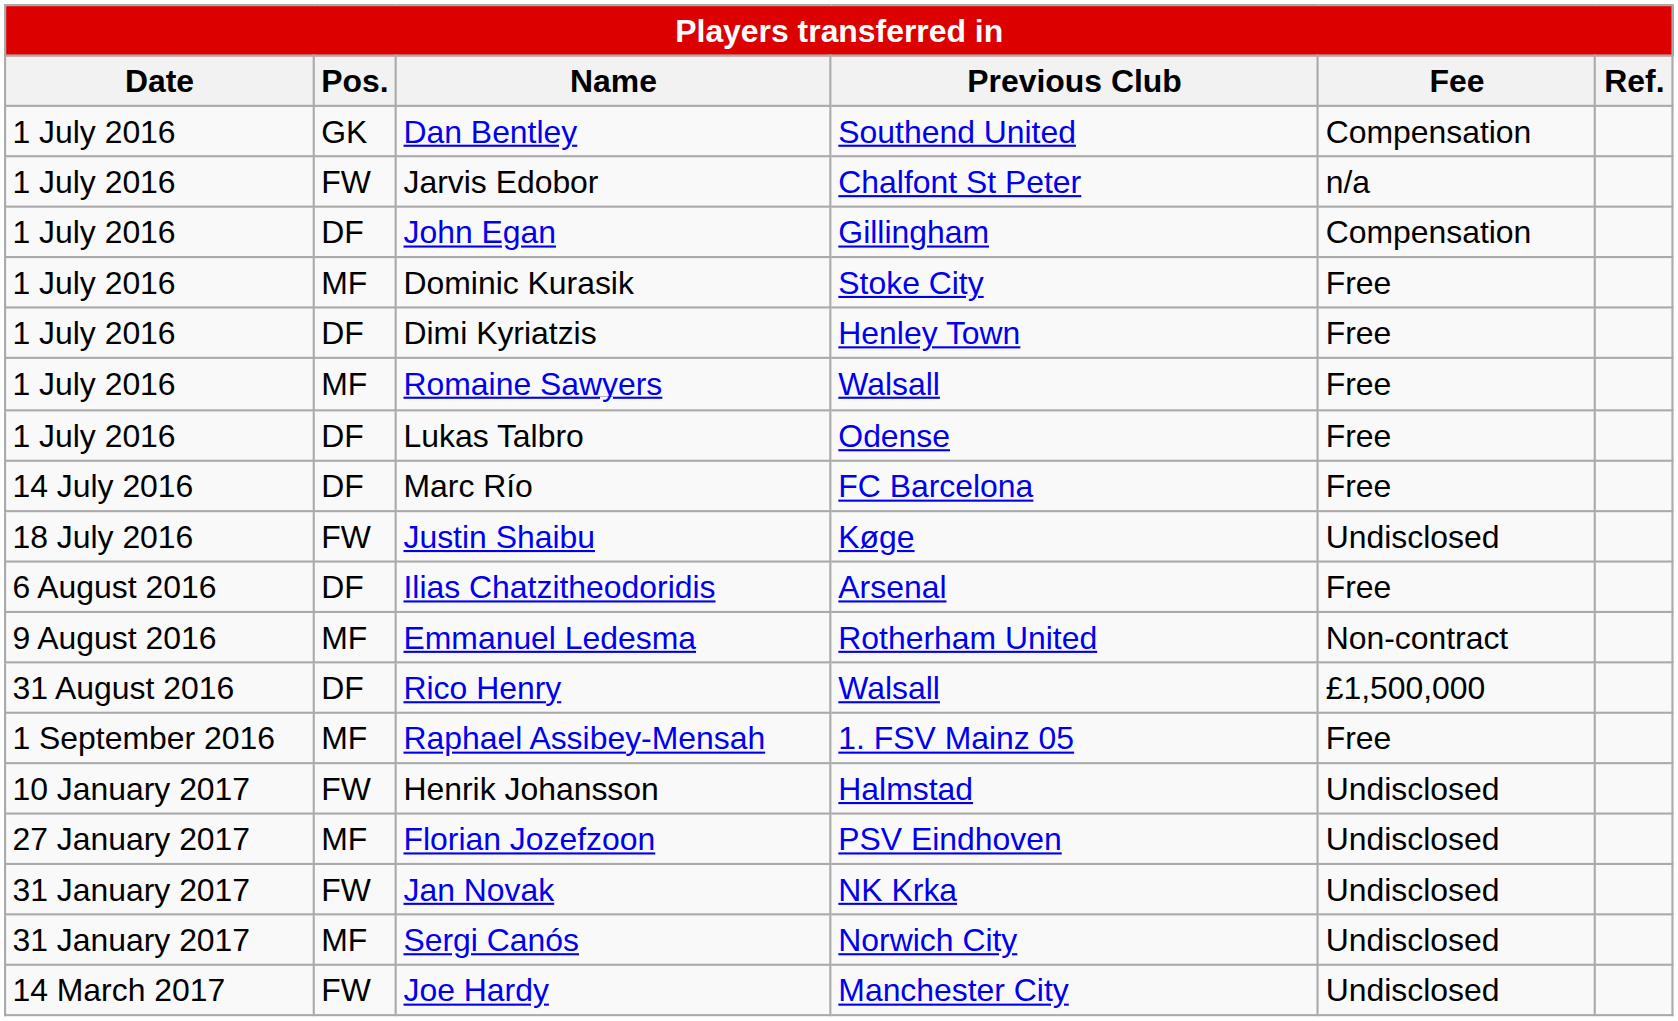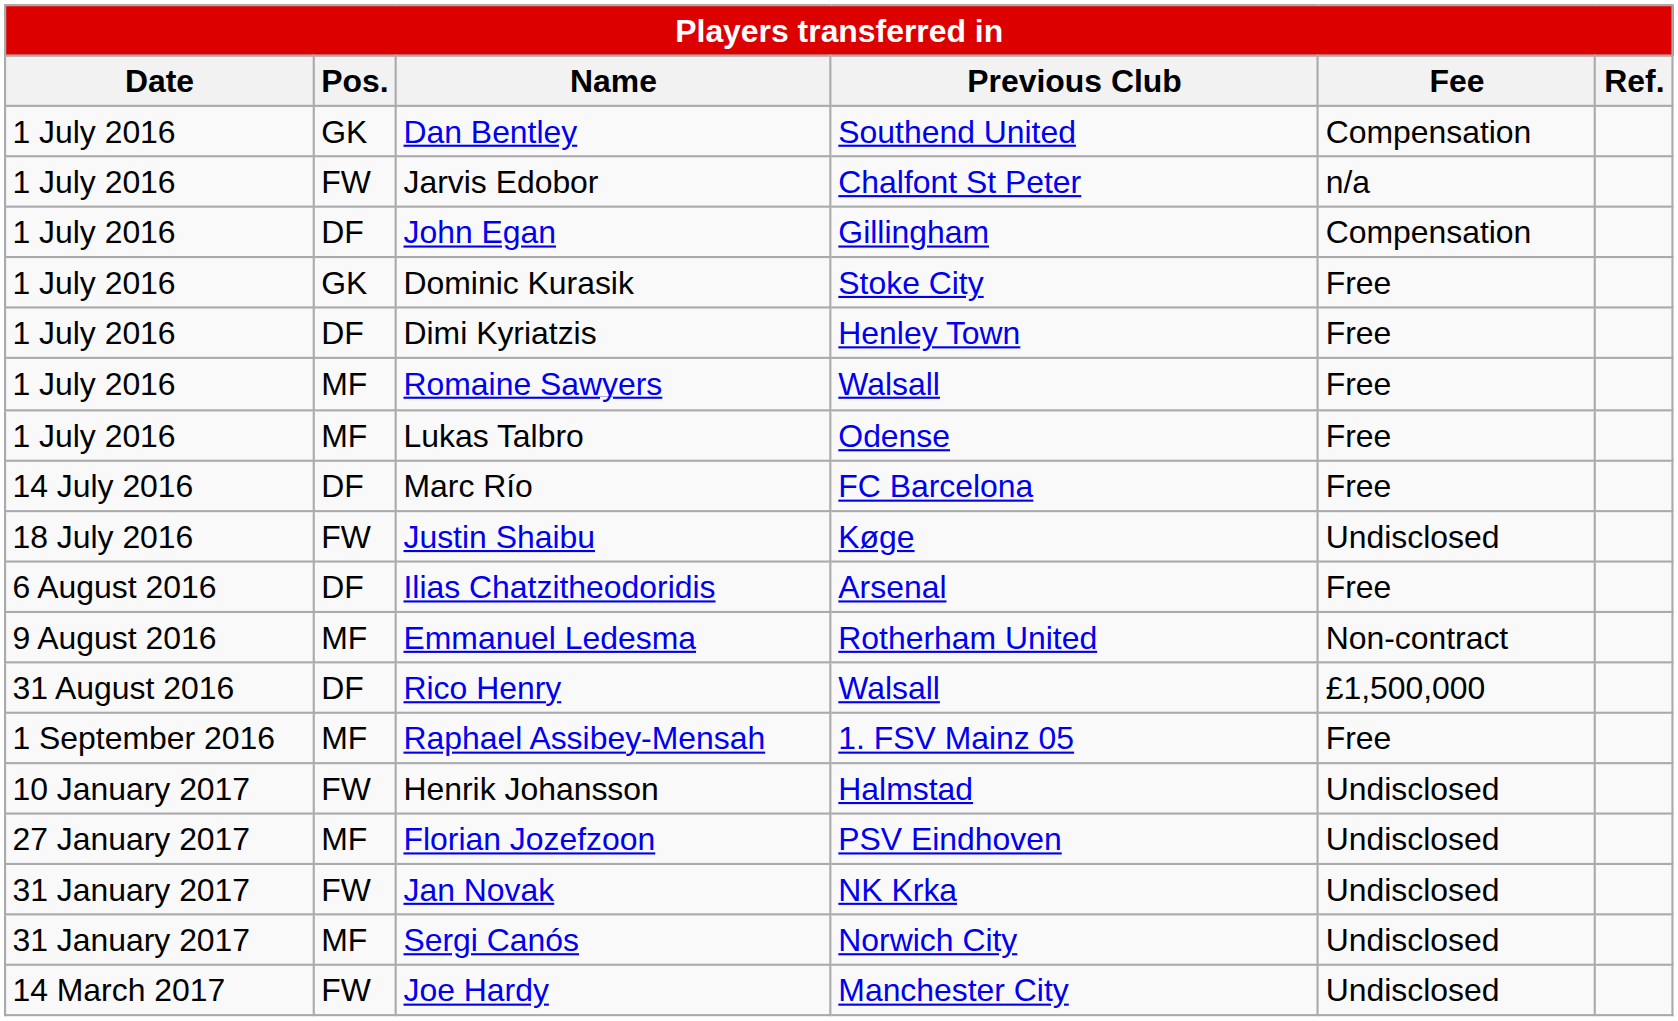(344, 283) MF -> (344, 283) GK
(343, 435) DF -> (344, 435) MF
